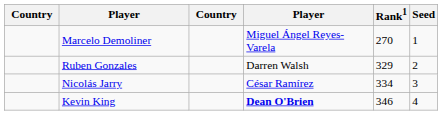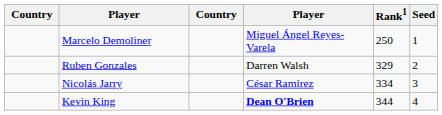(384, 40) 270 -> (384, 40) 250
(384, 101) 346 -> (384, 101) 344
